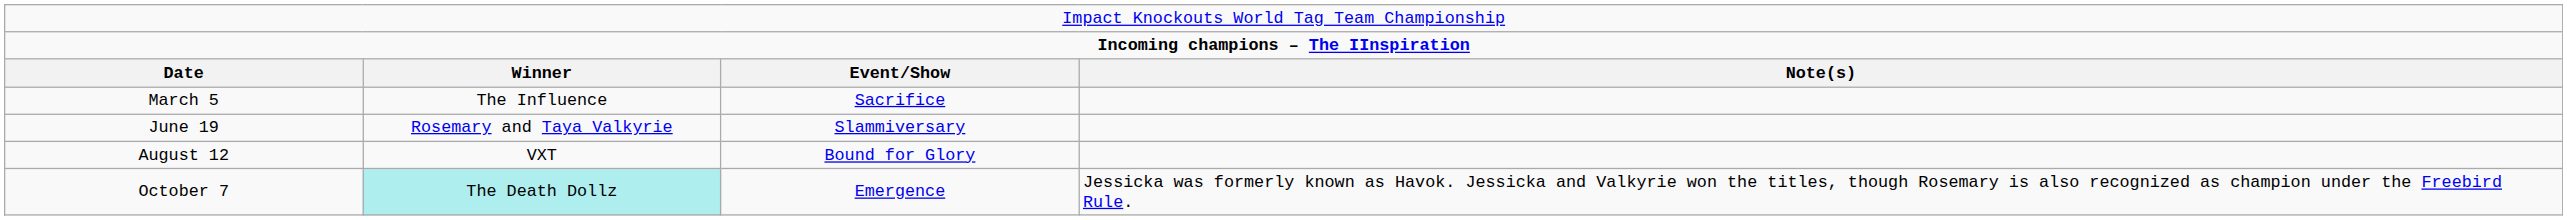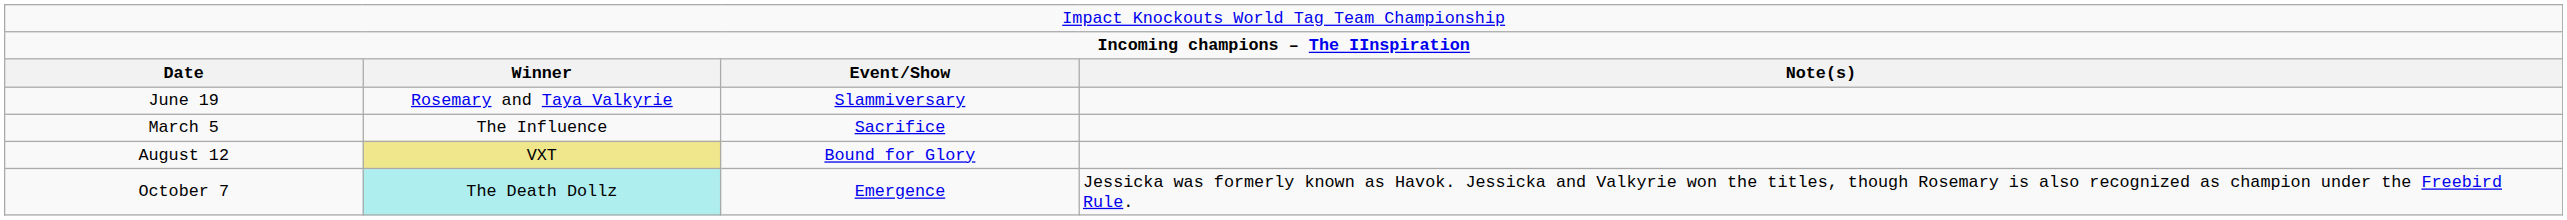rows swapped: (184, 100) <-> (184, 128)
(542, 155) no background -> (542, 155) khaki background
